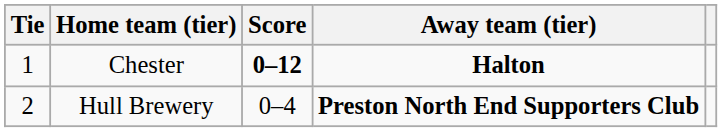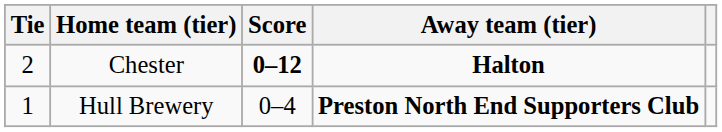(28, 65) 1 -> (28, 65) 2
(28, 105) 2 -> (28, 105) 1
